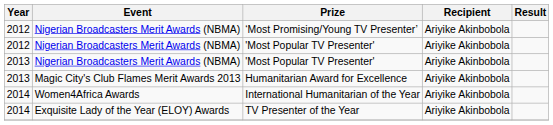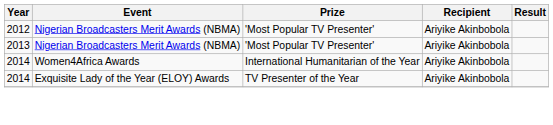- row: (18, 29)
- row: (18, 78)
